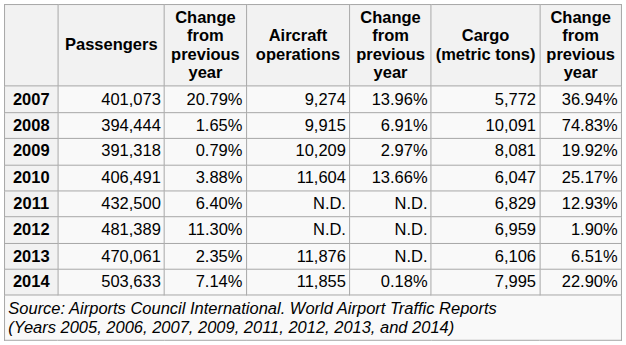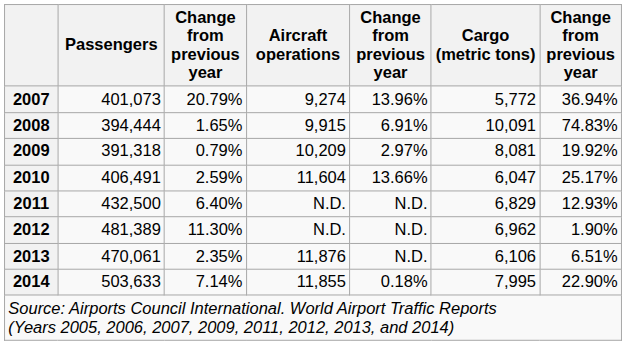(219, 177) 3.88% -> (219, 177) 2.59%
(515, 230) 6,959 -> (515, 230) 6,962
